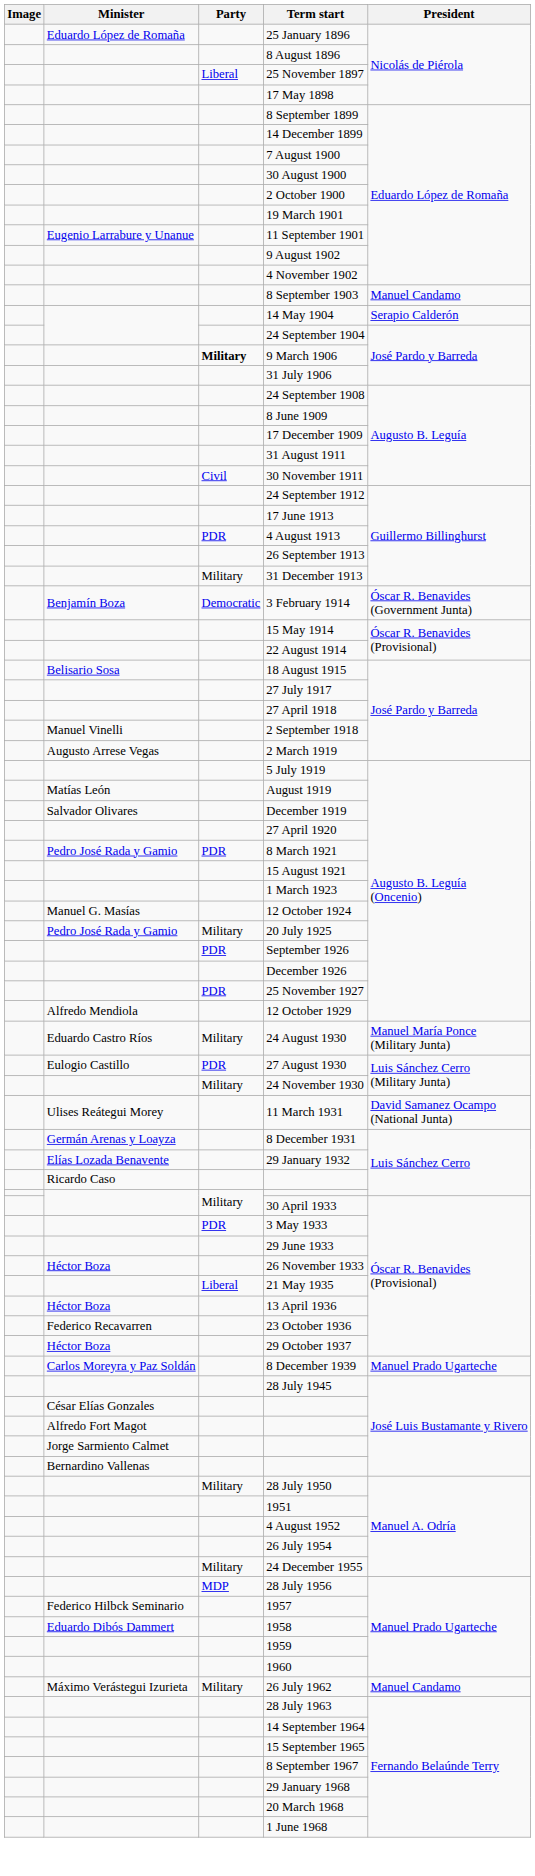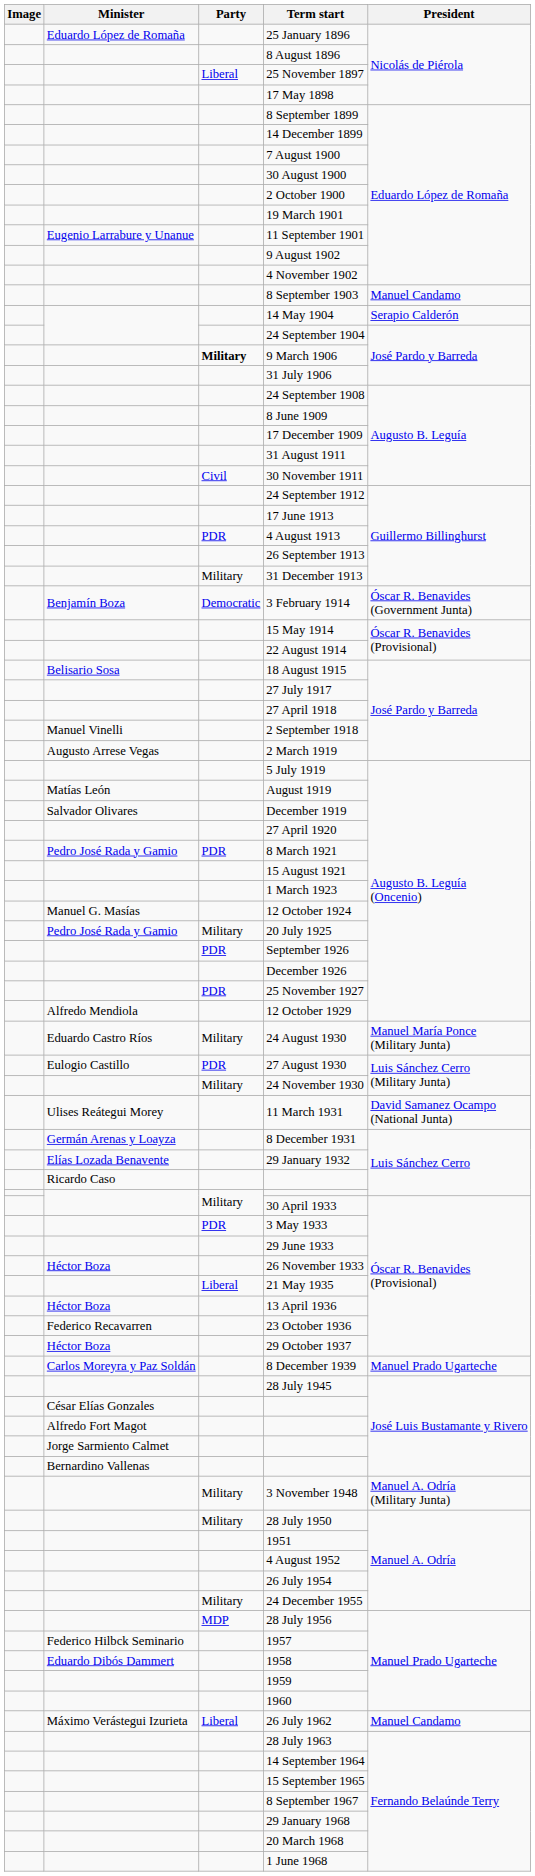+ row: (121, 1493)
(222, 1686) Military -> (220, 1721) Liberal
